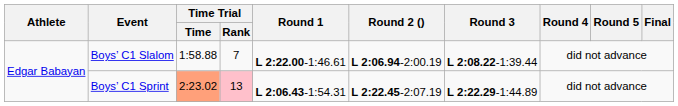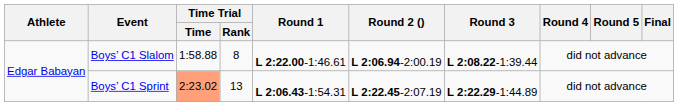(236, 56) 7 -> (236, 56) 8
(236, 87) pink background -> (236, 87) no background
